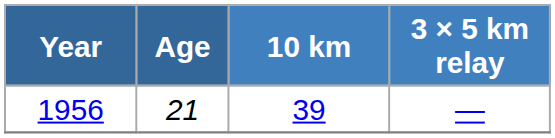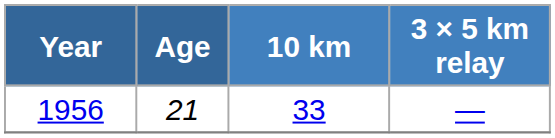(309, 109) 39 -> (309, 109) 33
